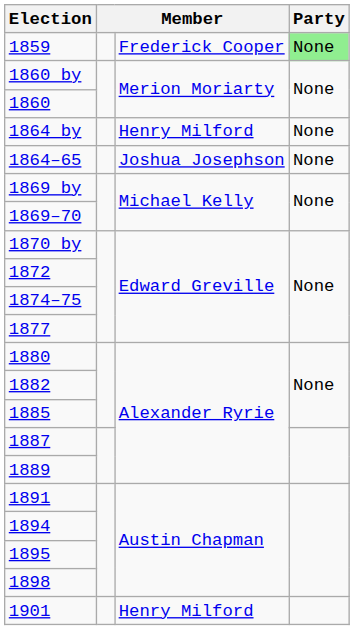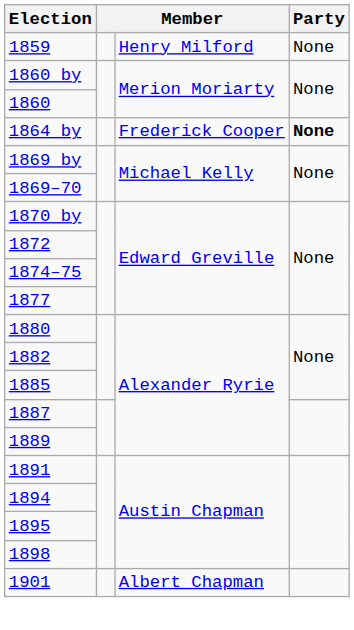(202, 47) Frederick Cooper -> (186, 47) Henry Milford
(314, 47) lightgreen background -> (314, 47) no background
(186, 131) Henry Milford -> (202, 131) Frederick Cooper
(314, 131) normal -> (314, 131) bold
- row: (45, 160)
(186, 611) Henry Milford -> (191, 582) Albert Chapman
